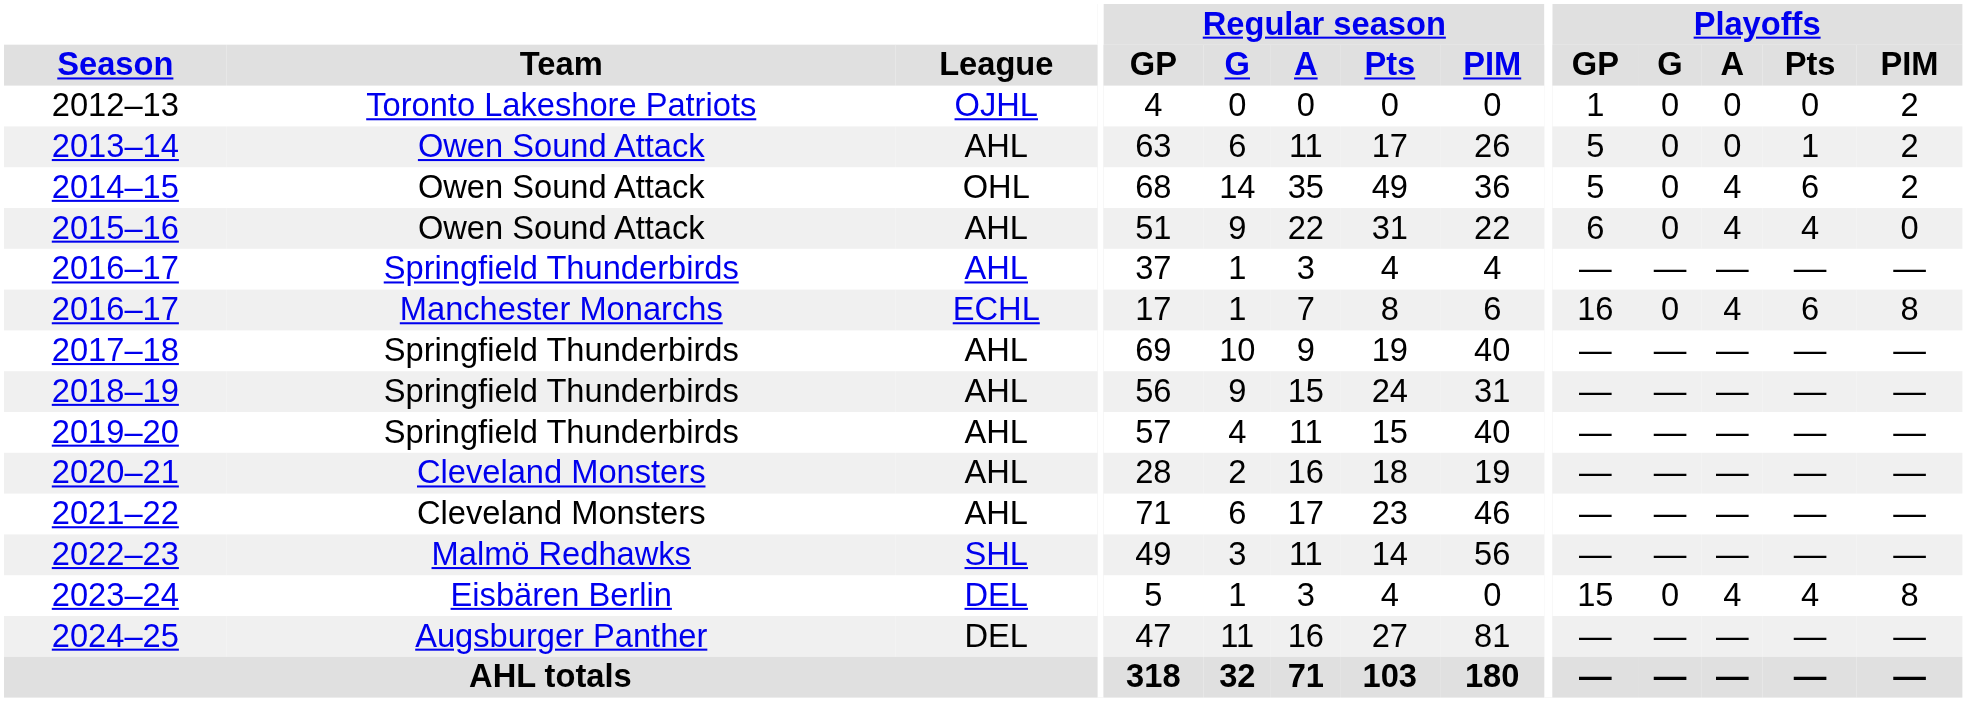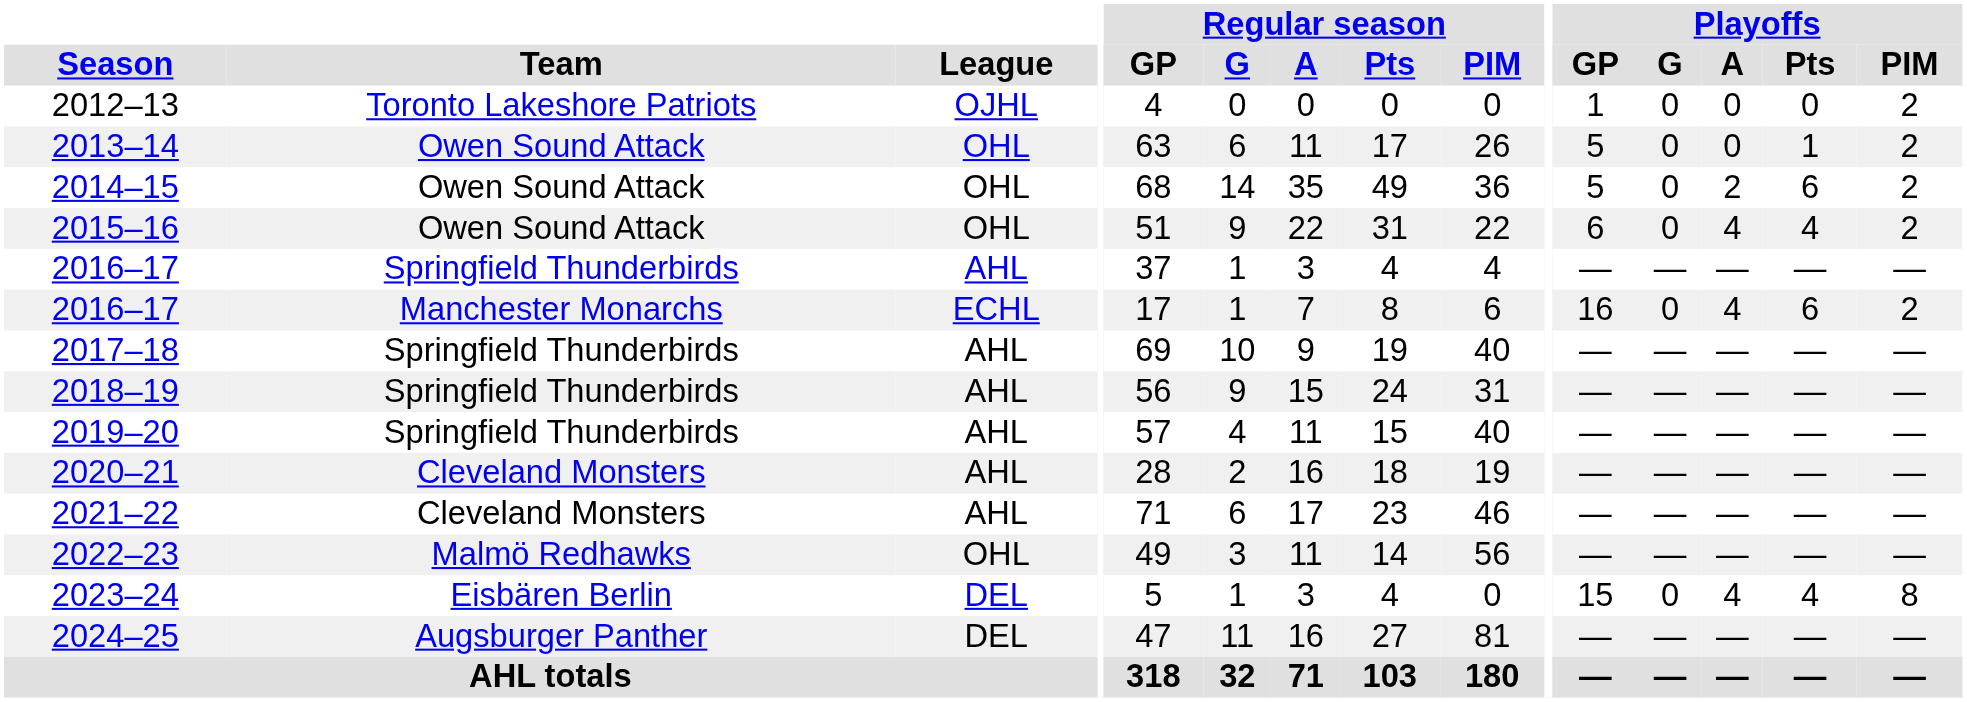(996, 146) AHL -> (996, 146) OHL
(1732, 187) 4 -> (1732, 187) 2
(996, 227) AHL -> (996, 227) OHL
(1910, 227) 0 -> (1910, 227) 2
(1910, 309) 8 -> (1910, 309) 2
(996, 554) SHL -> (996, 554) OHL
